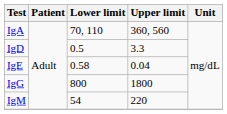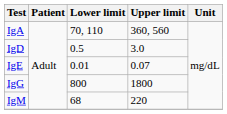(137, 48) 3.3 -> (137, 48) 3.0
(80, 65) 0.58 -> (80, 65) 0.01
(140, 65) 0.04 -> (140, 65) 0.07
(76, 100) 54 -> (76, 100) 68
